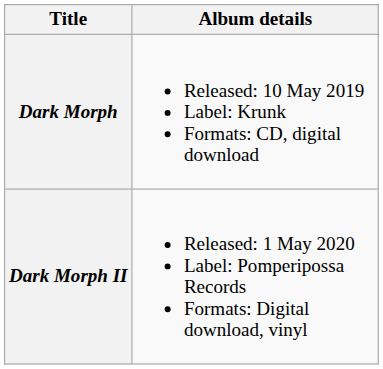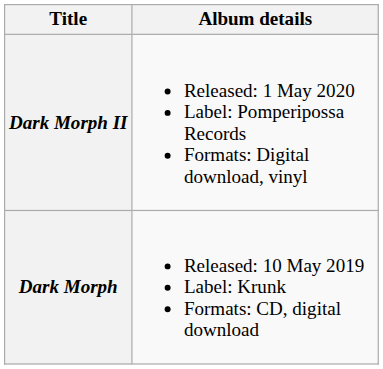rows swapped: (68, 111) <-> (68, 276)
